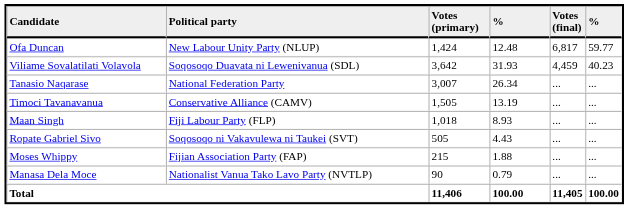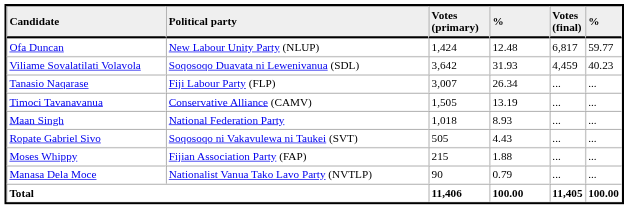(227, 83) National Federation Party -> (222, 83) Fiji Labour Party (FLP)
(222, 120) Fiji Labour Party (FLP) -> (227, 120) National Federation Party
